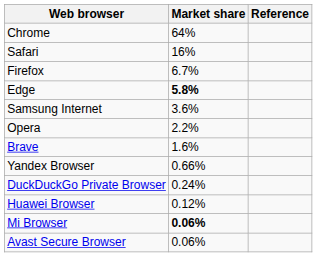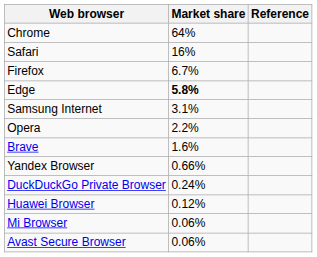(185, 109) 3.6% -> (185, 109) 3.1%
(188, 223) bold -> (188, 223) normal
